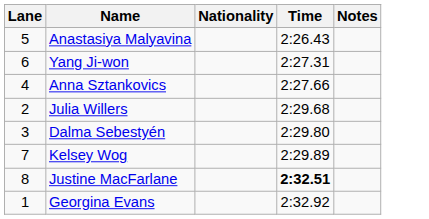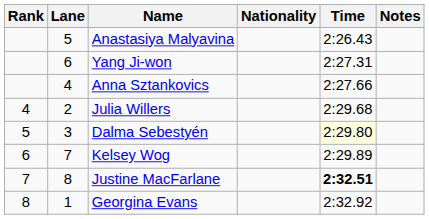+ column: (26, 16)
(305, 132) no background -> (348, 132) lightyellow background
